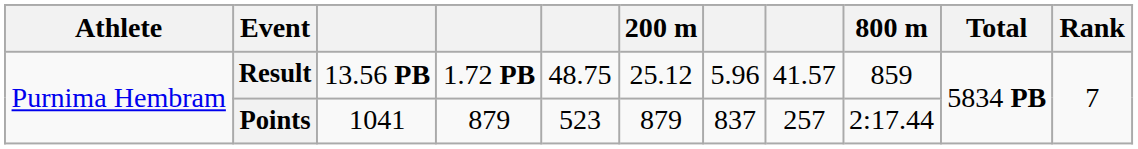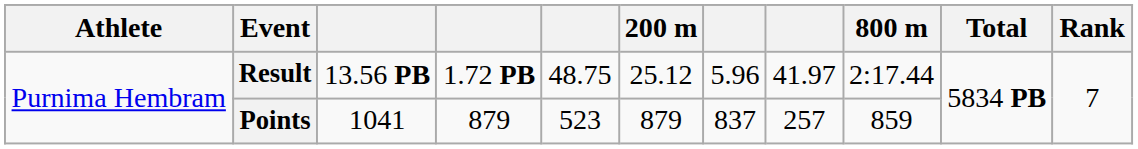(804, 74) 41.57 -> (804, 74) 41.97
(892, 74) 859 -> (892, 74) 2:17.44
(892, 120) 2:17.44 -> (892, 120) 859
